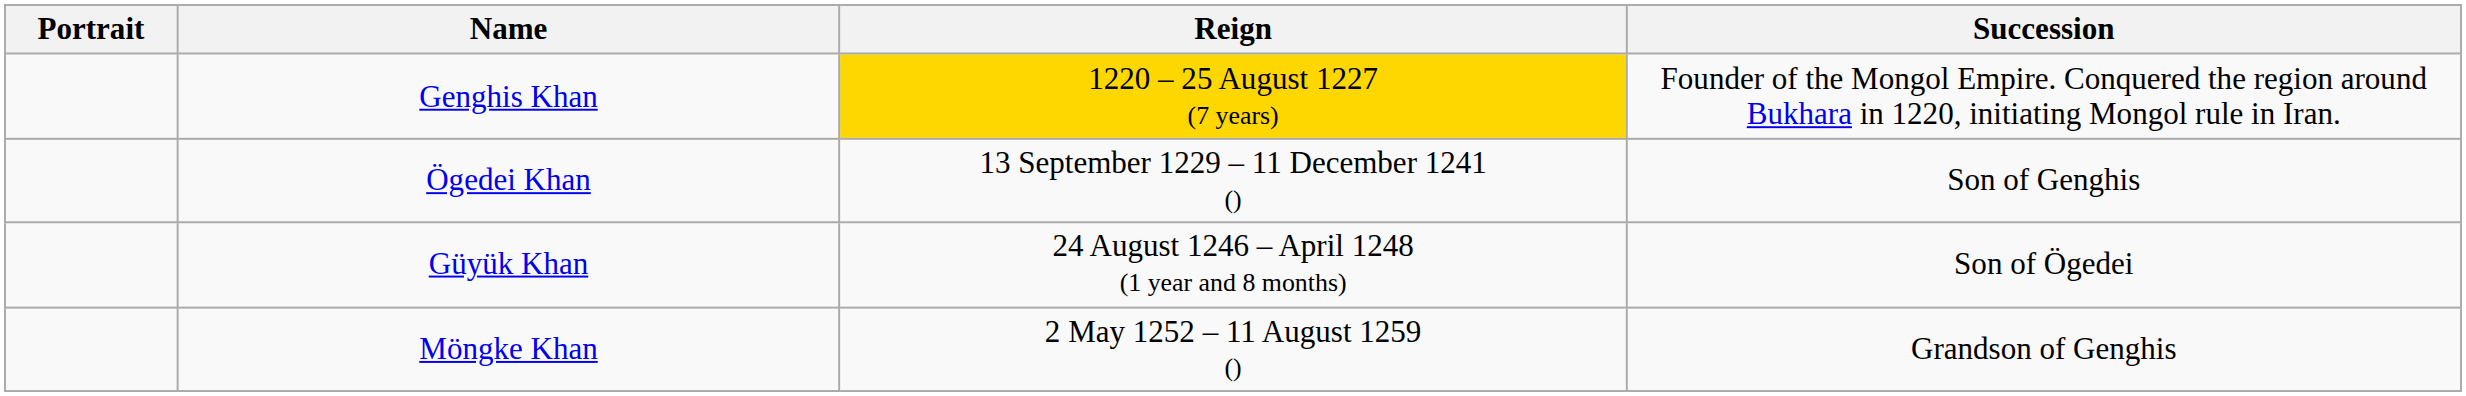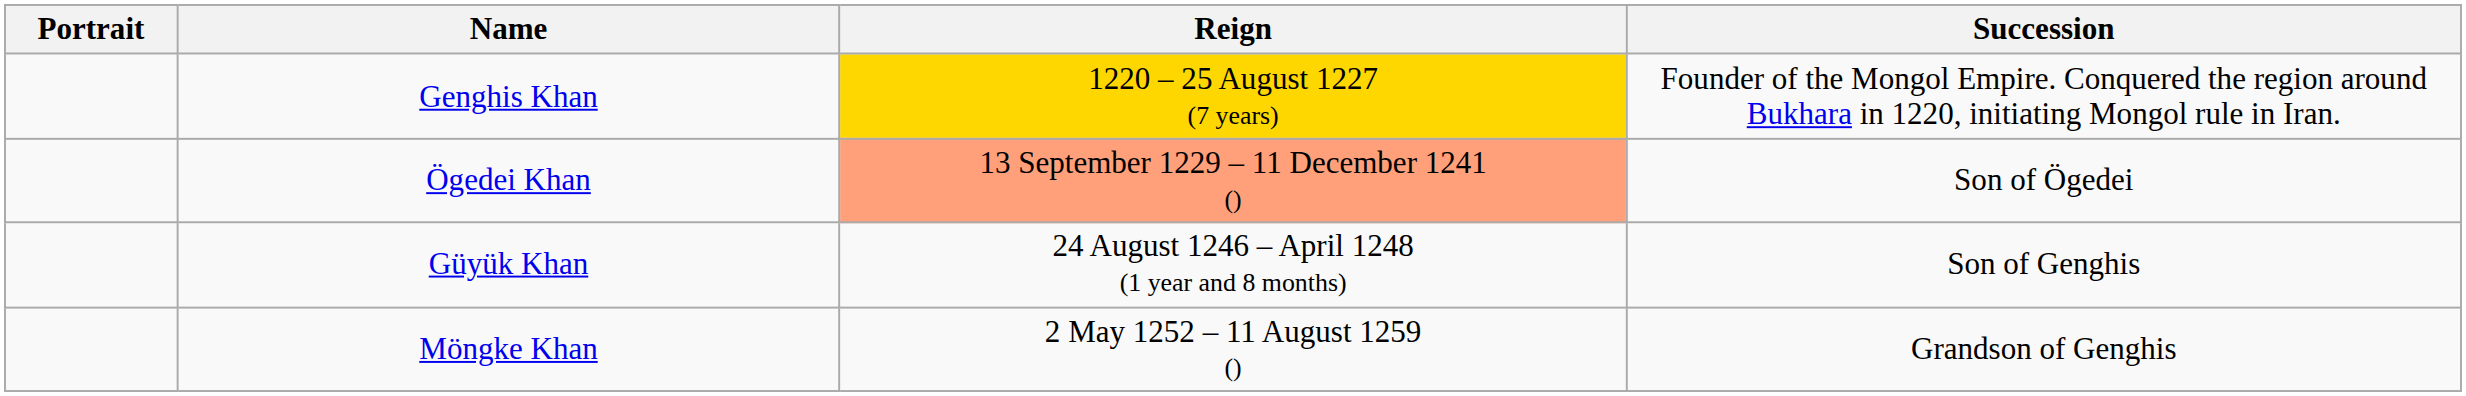(1233, 179) no background -> (1233, 179) lightsalmon background
(2044, 179) Son of Genghis -> (2044, 179) Son of Ögedei
(2044, 264) Son of Ögedei -> (2044, 264) Son of Genghis
